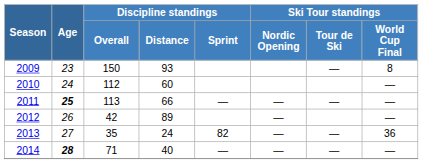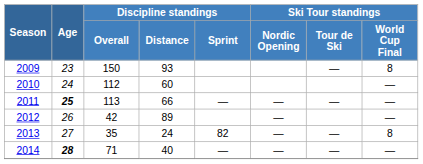(390, 134) 36 -> (390, 134) 8
